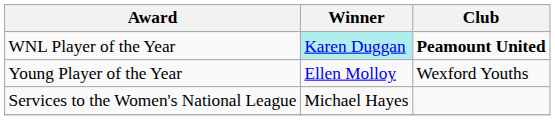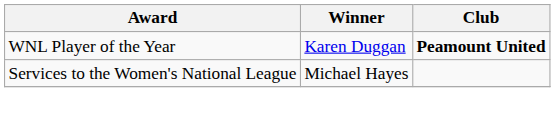(355, 45) paleturquoise background -> (355, 45) no background
- row: (95, 73)
